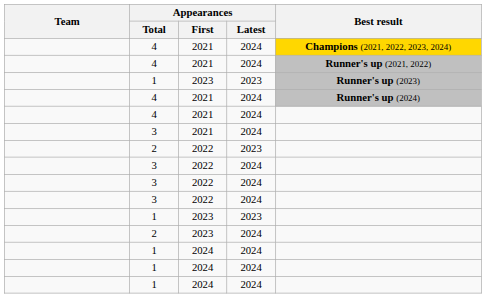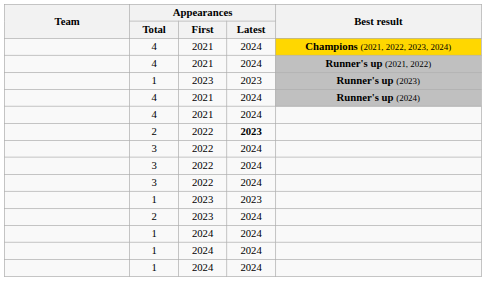- row: (154, 132)
(251, 149) normal -> (251, 132) bold
